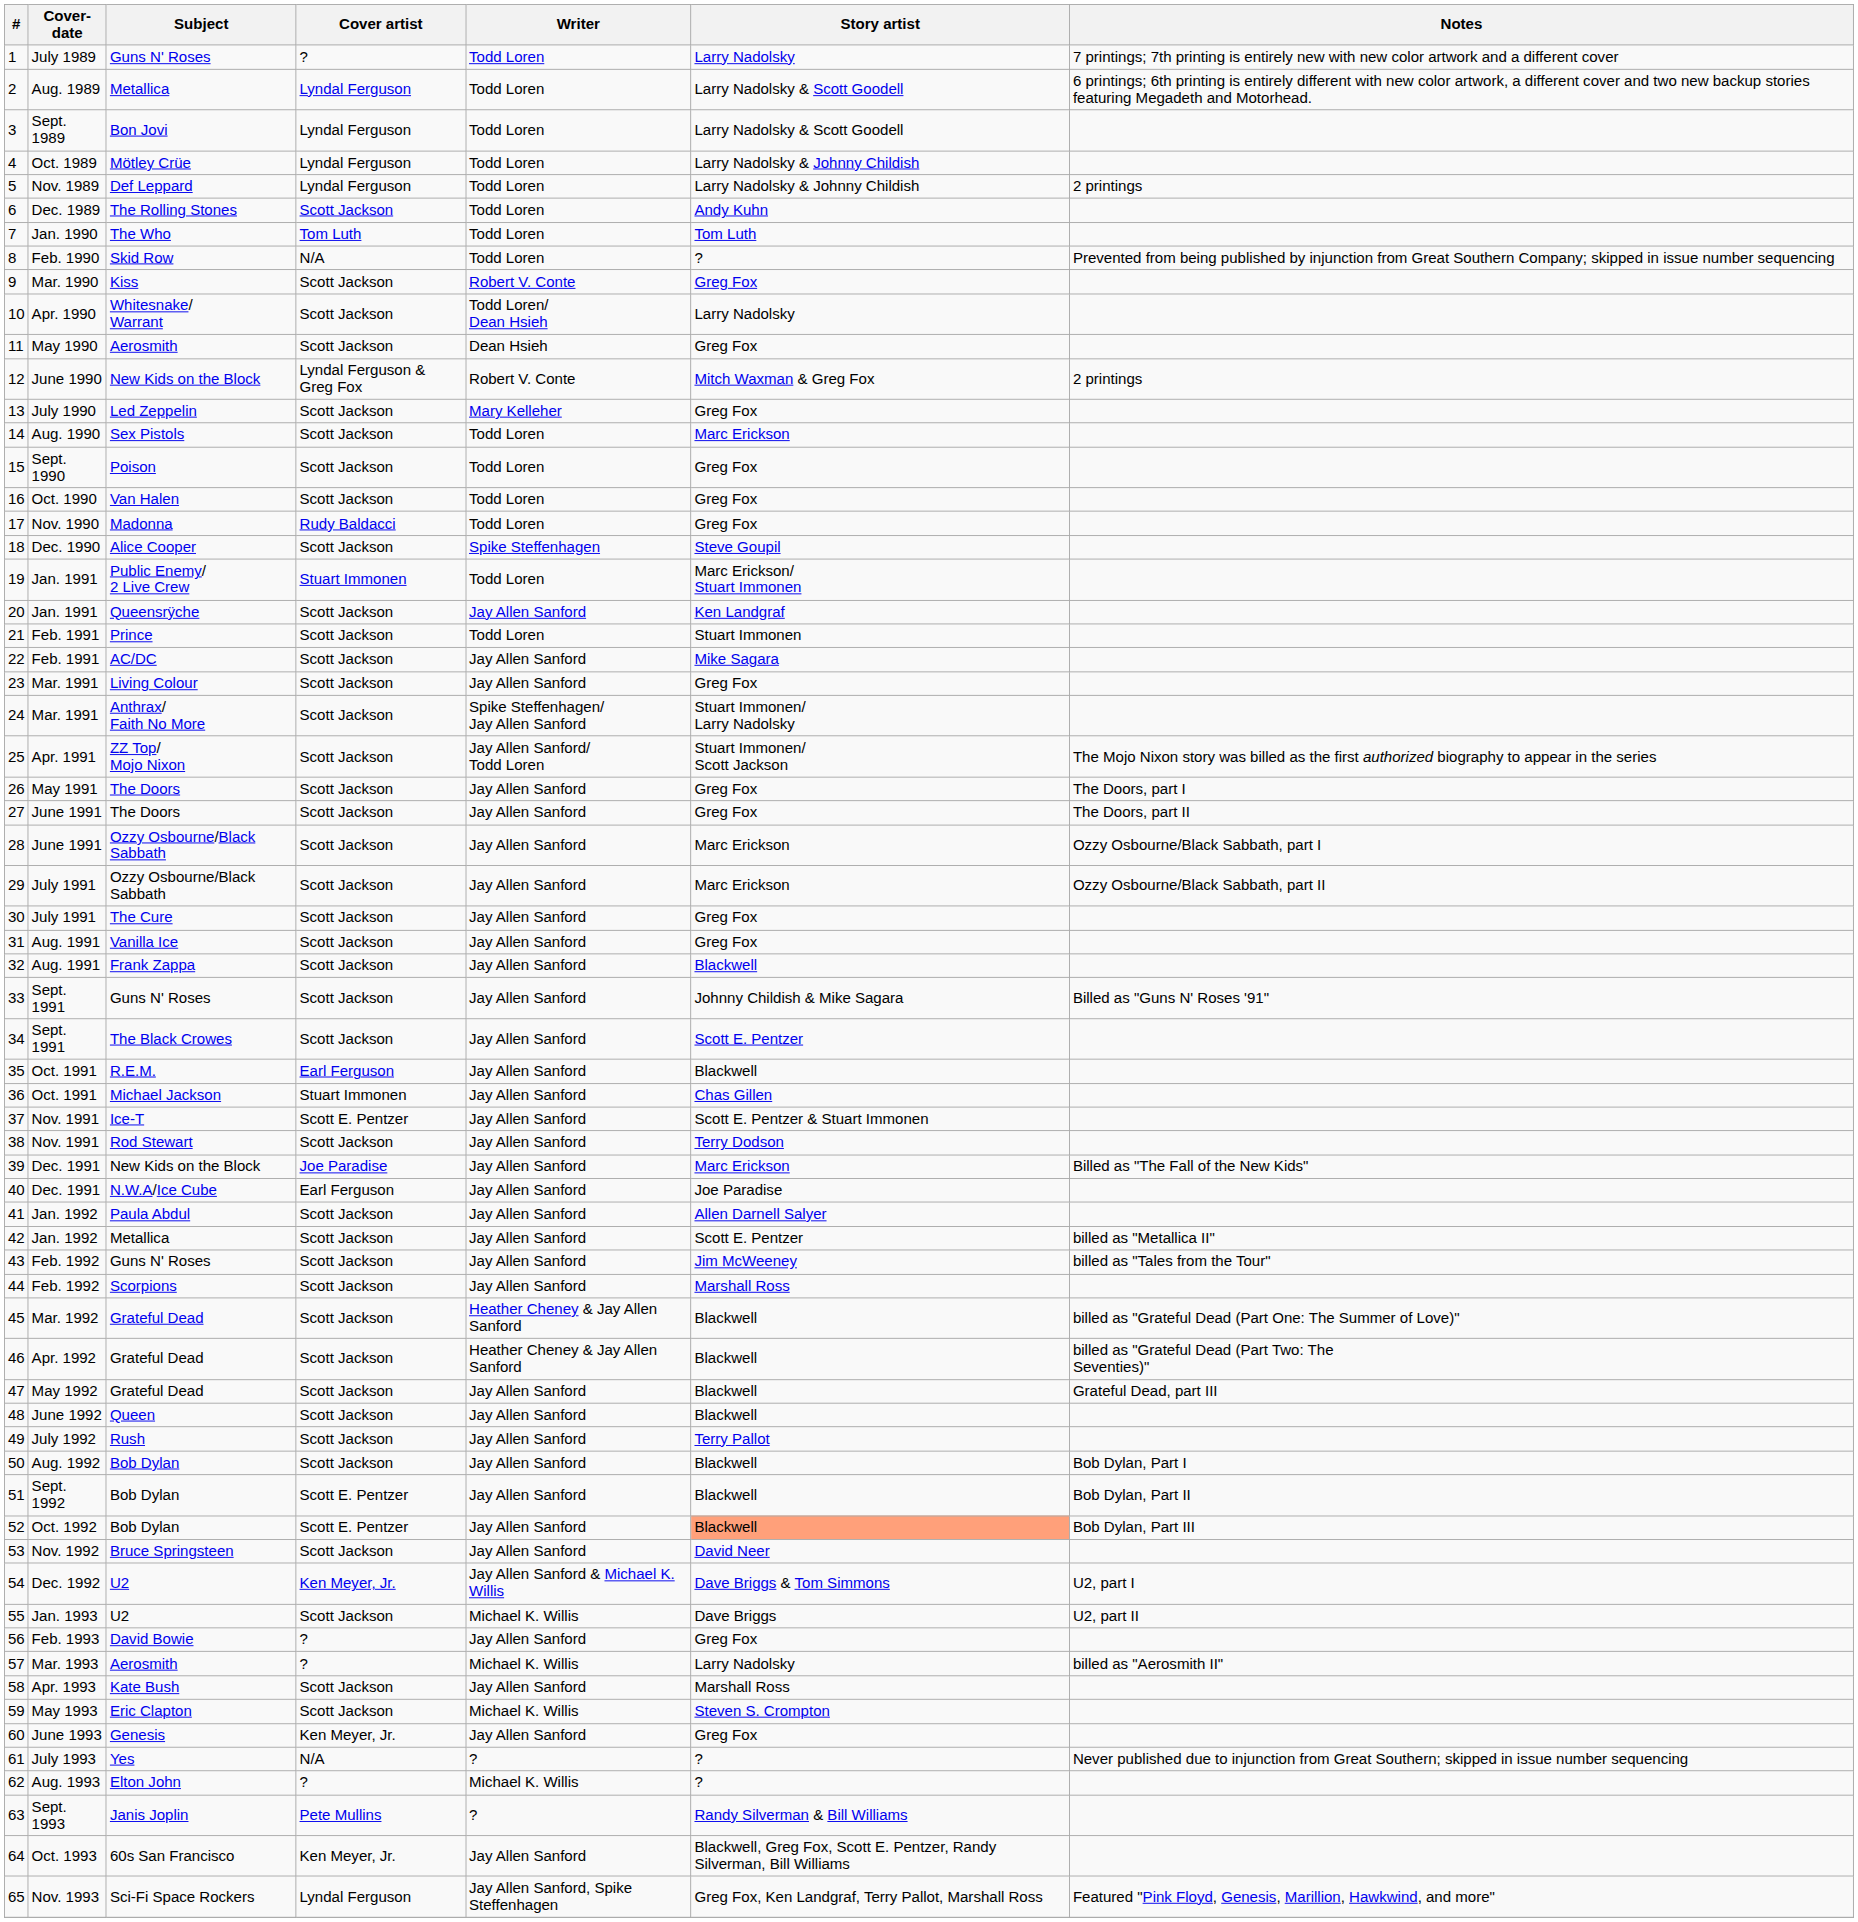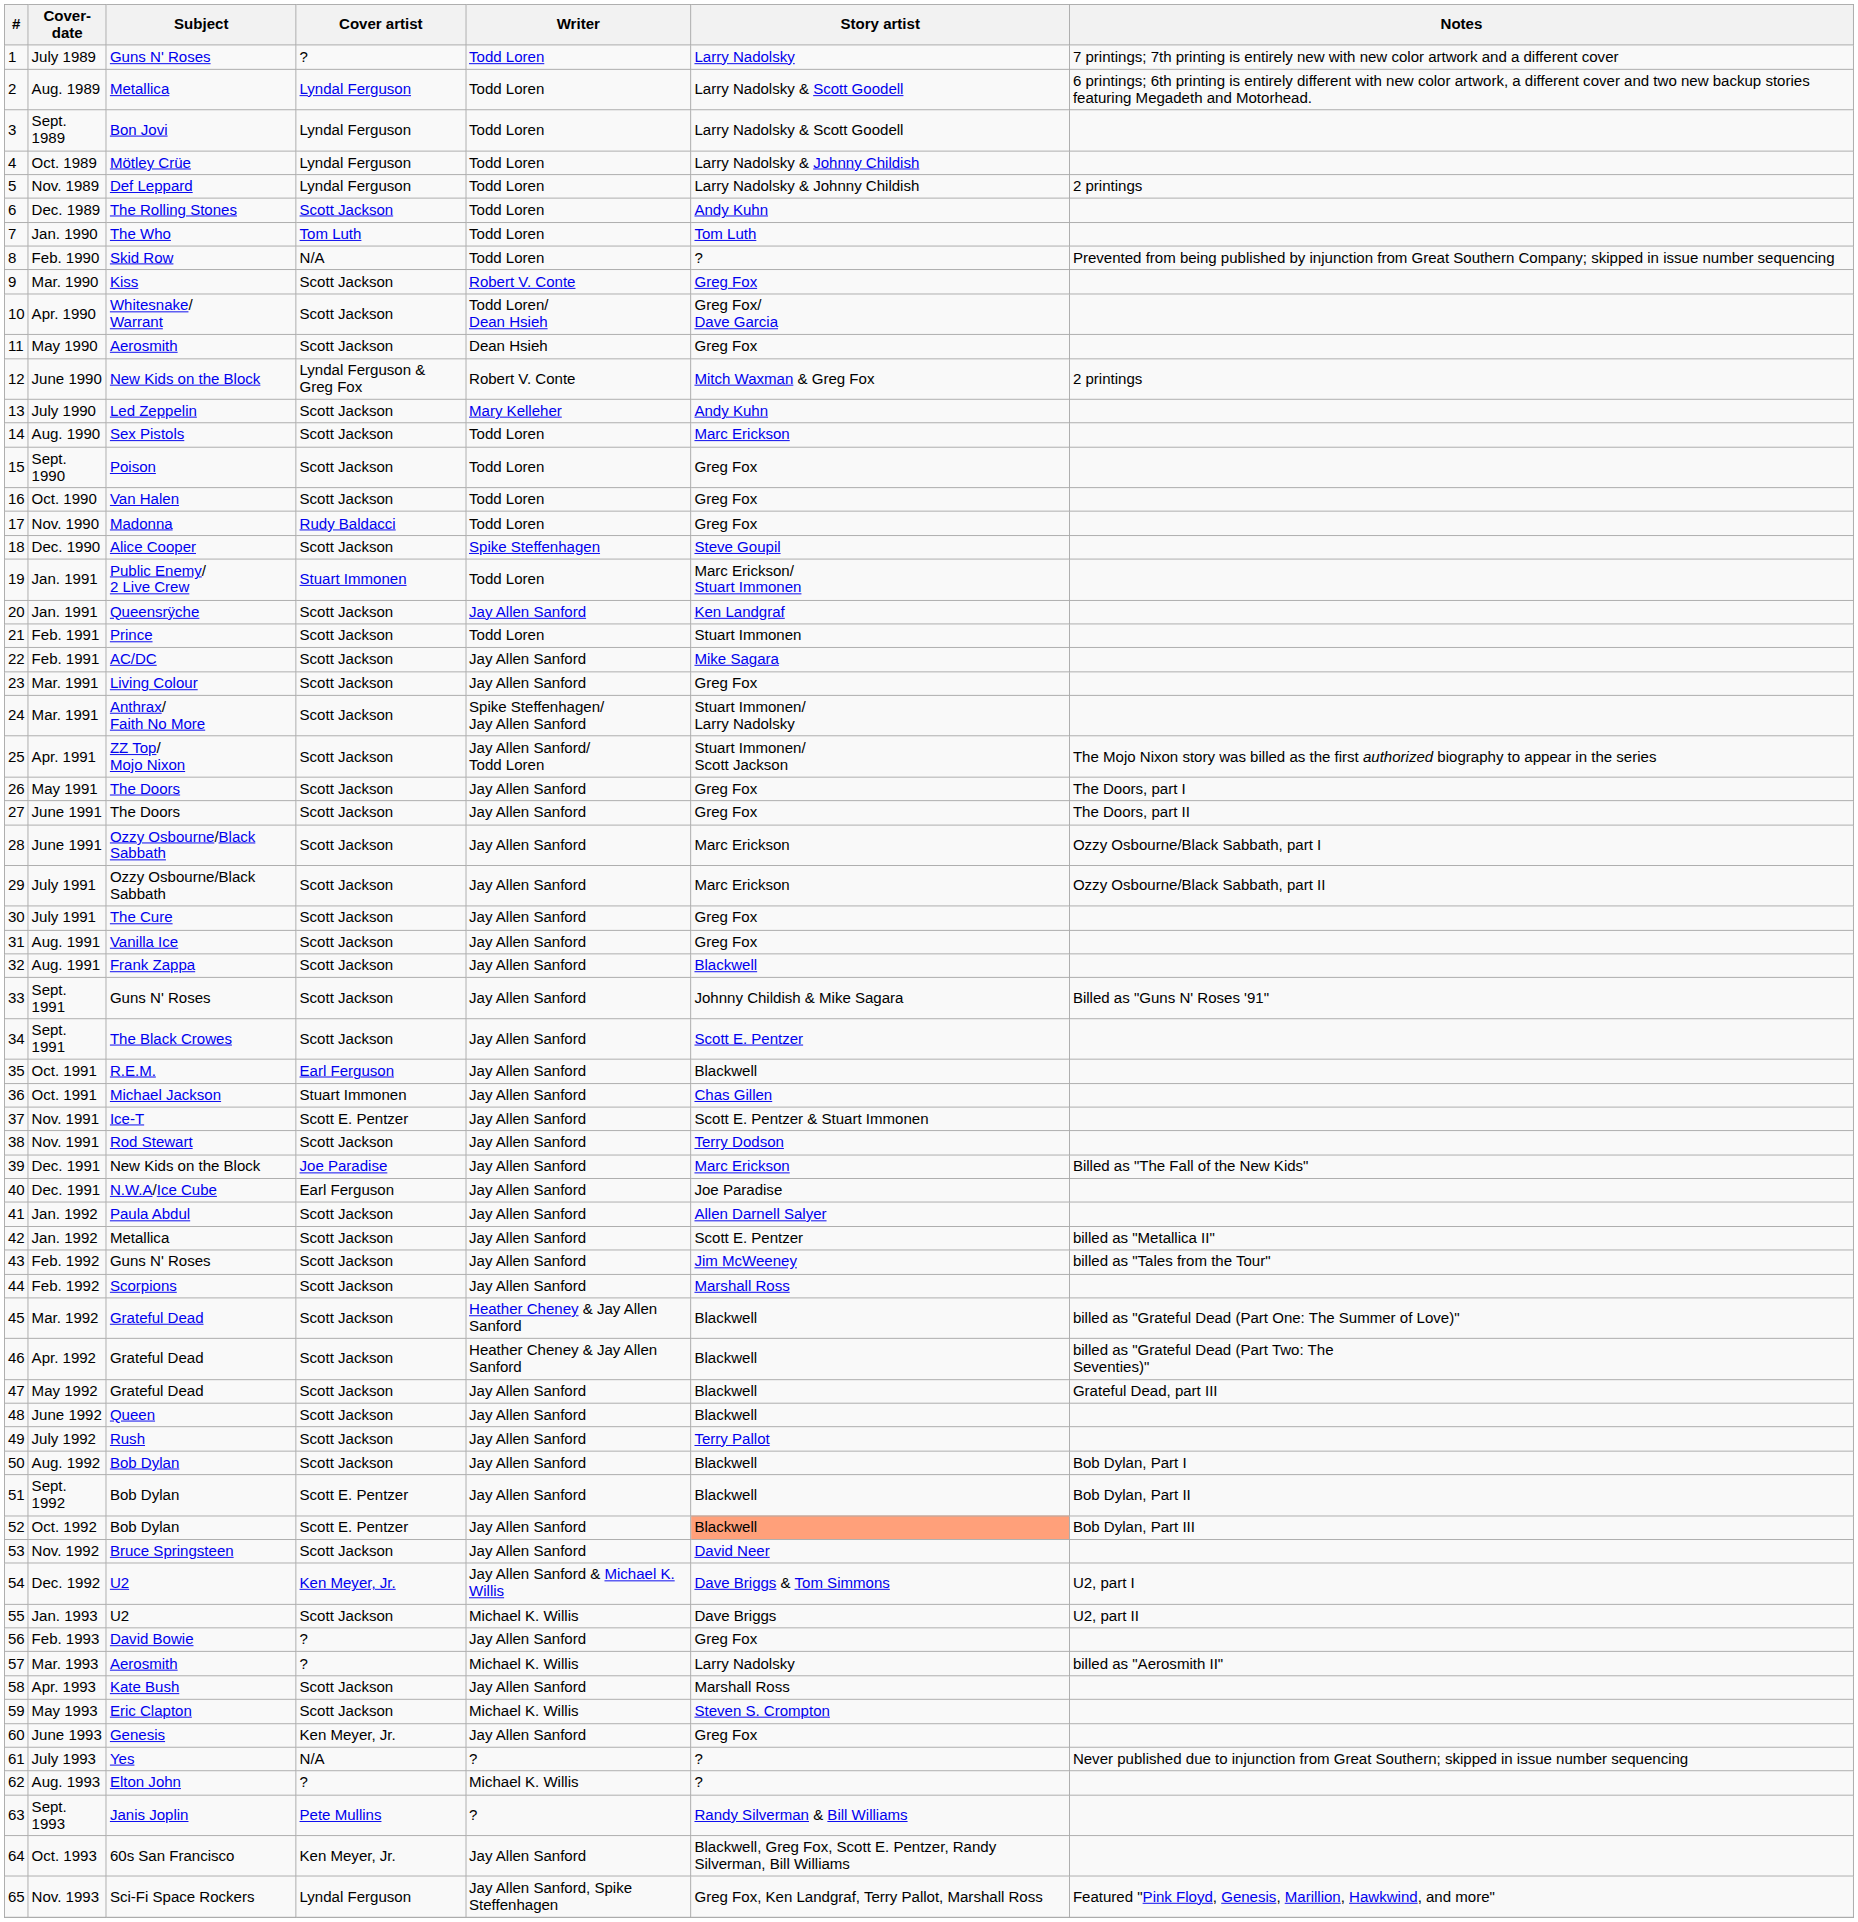(745, 314) Larry Nadolsky -> (736, 314) Greg Fox/ Dave Garcia
(726, 411) Greg Fox -> (731, 411) Andy Kuhn
